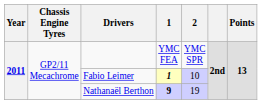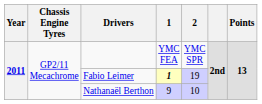(195, 75) 10 -> (195, 75) 19
(169, 91) bold -> (169, 91) normal
(195, 91) 19 -> (195, 91) 10
